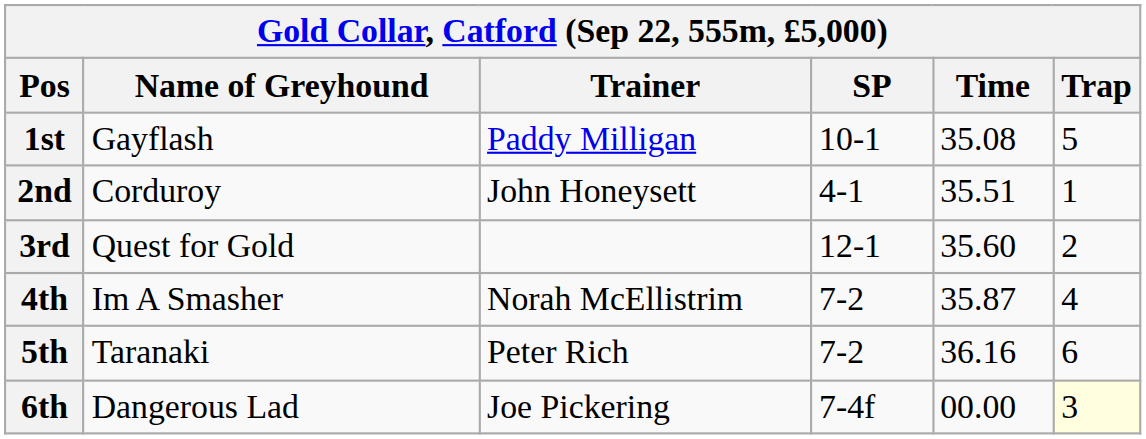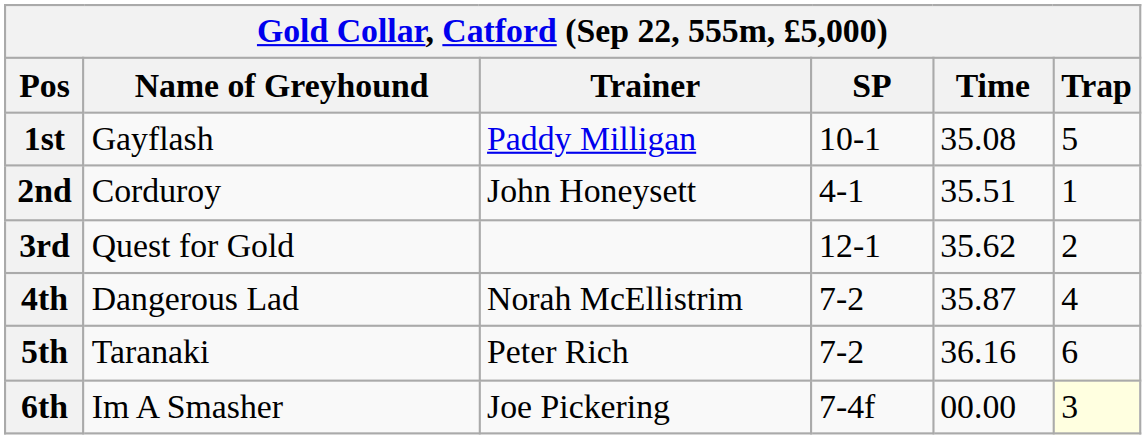(978, 245) 35.60 -> (978, 245) 35.62
(187, 298) Im A Smasher -> (195, 298) Dangerous Lad
(195, 406) Dangerous Lad -> (187, 406) Im A Smasher
